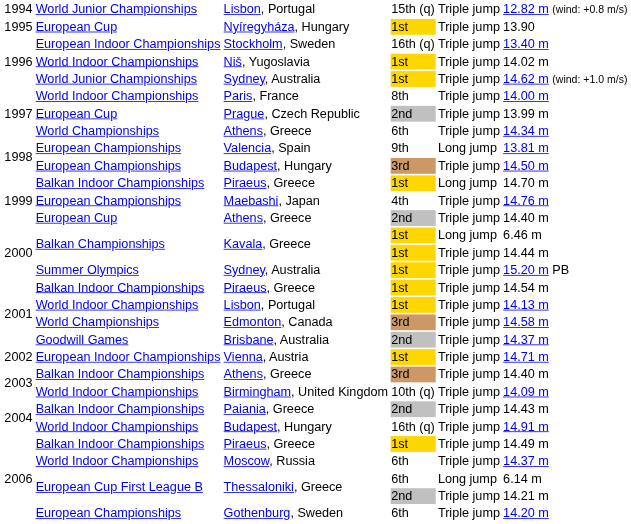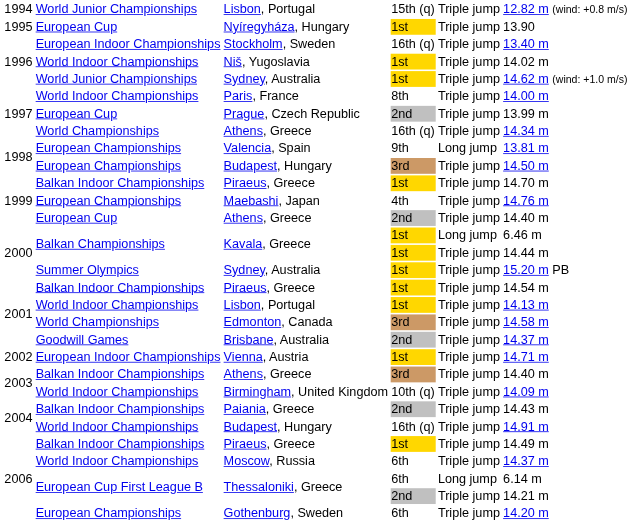(400, 131) 6th -> (413, 131) 16th (q)
(467, 183) Long jump -> (469, 183) Triple jump
